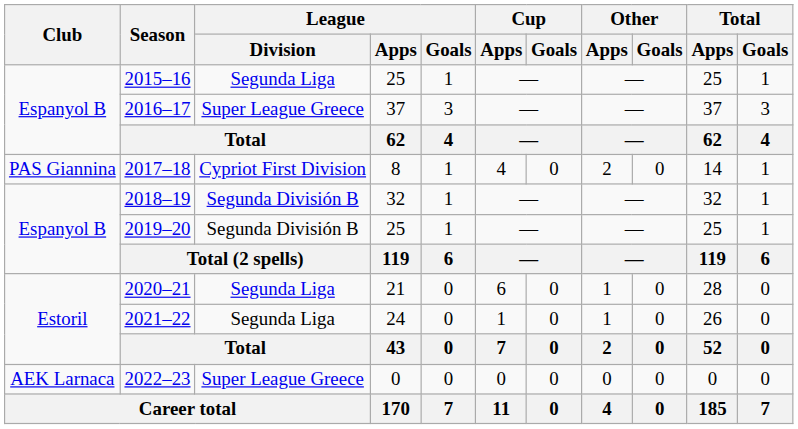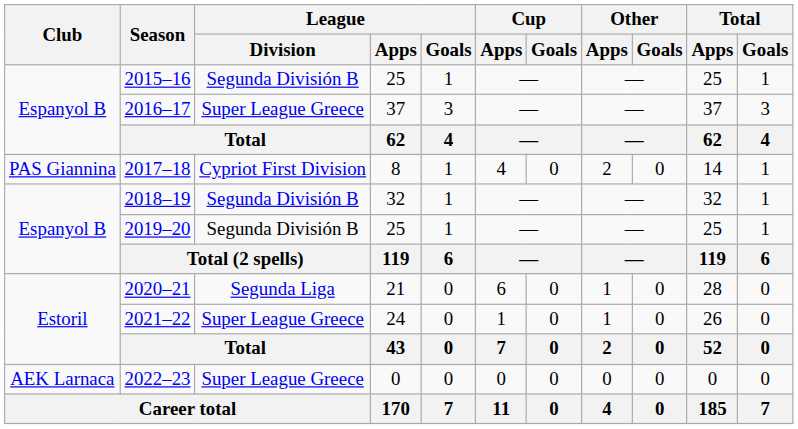(283, 79) Segunda Liga -> (283, 79) Segunda División B
(283, 318) Segunda Liga -> (283, 318) Super League Greece
